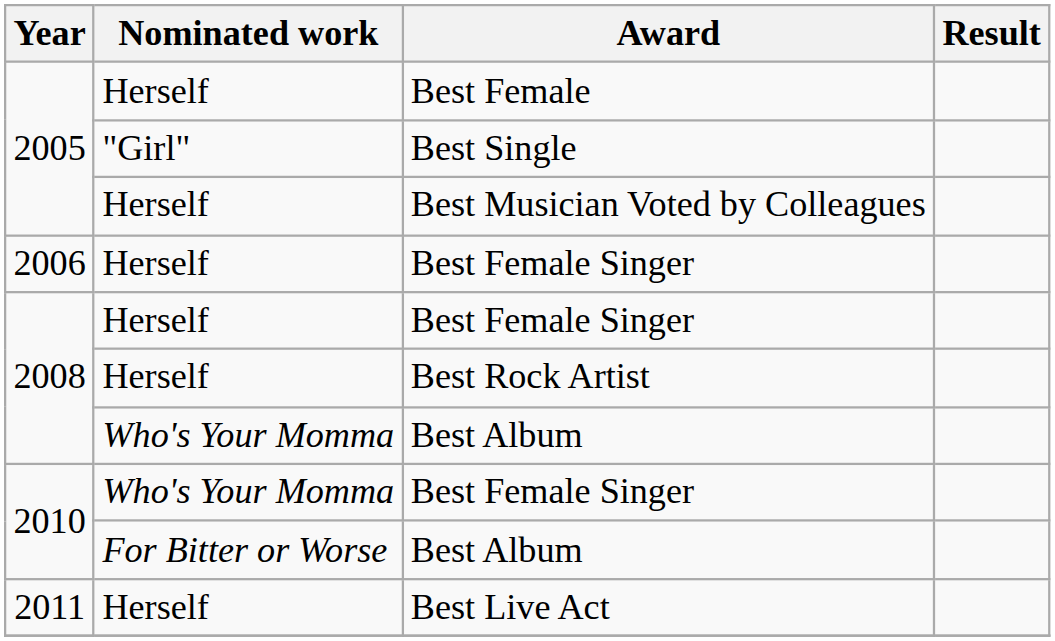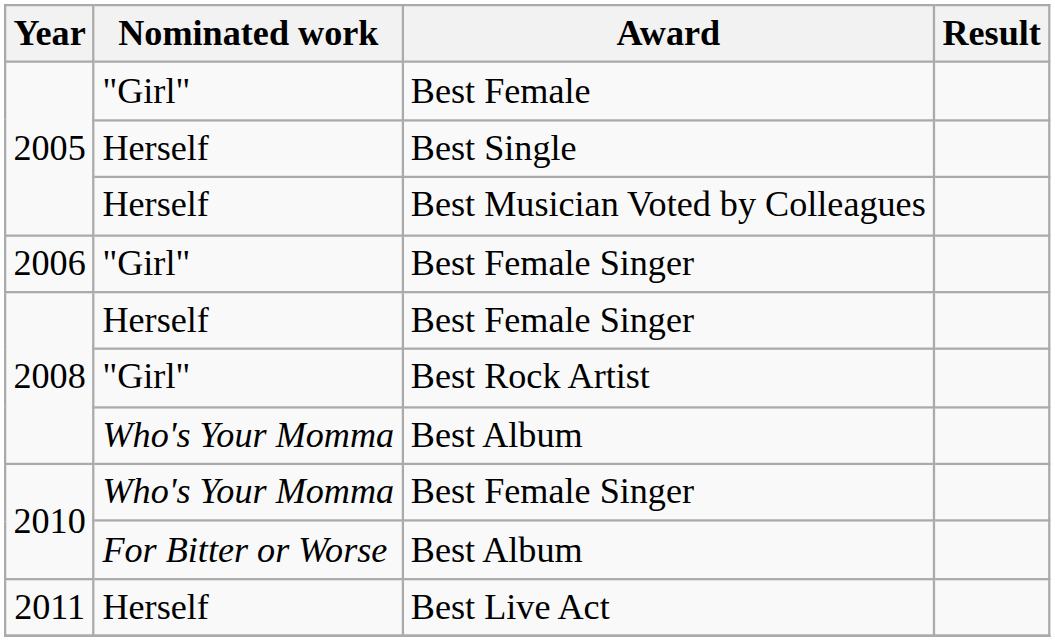(156, 90) Herself -> (146, 90) "Girl"
(146, 147) "Girl" -> (156, 147) Herself
(156, 262) Herself -> (146, 262) "Girl"
(156, 377) Herself -> (146, 377) "Girl"
